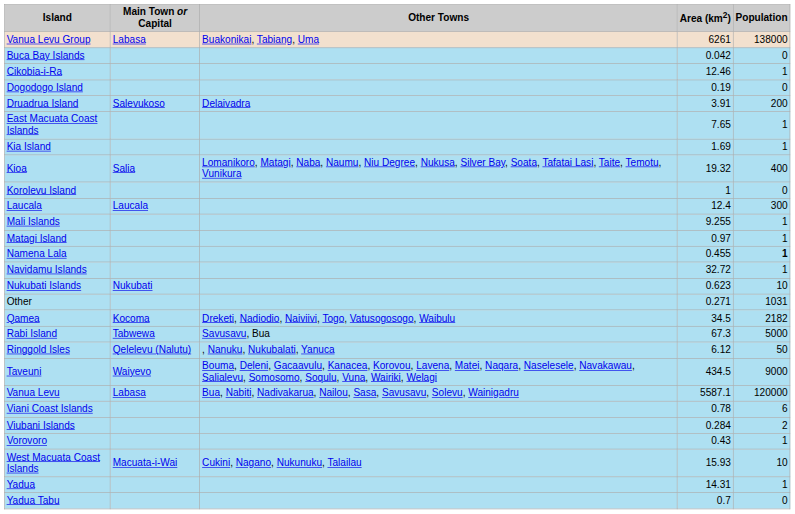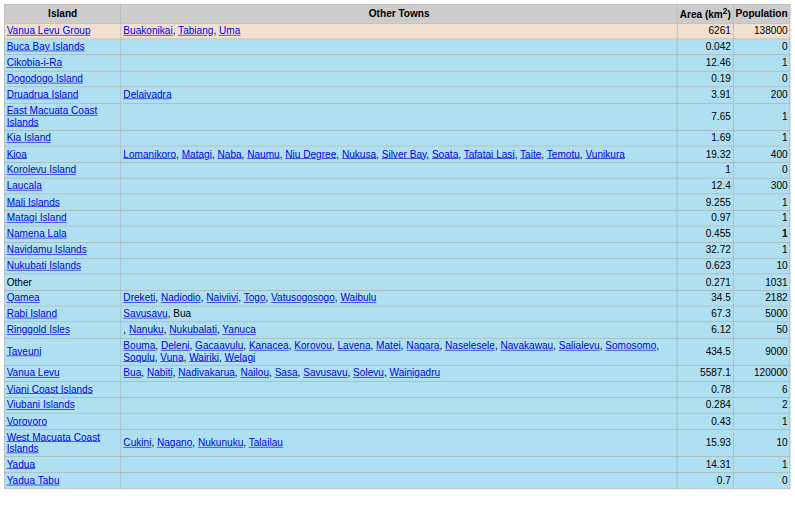- column: (155, 18)
